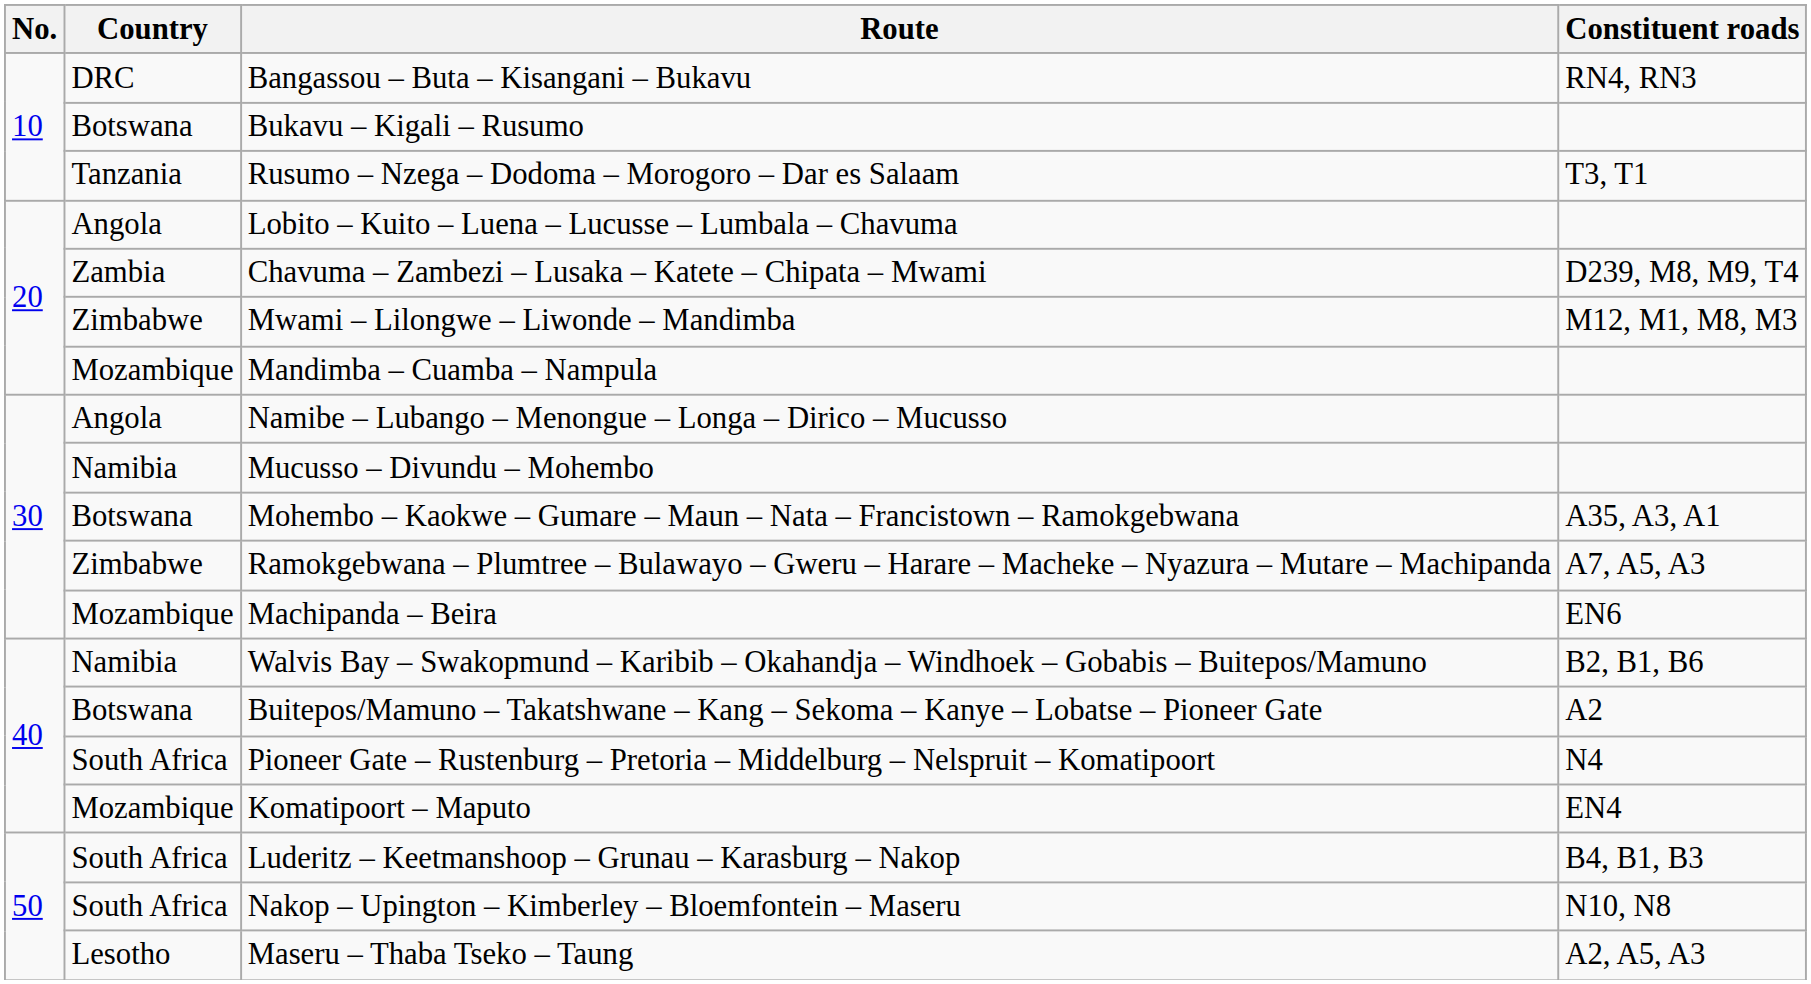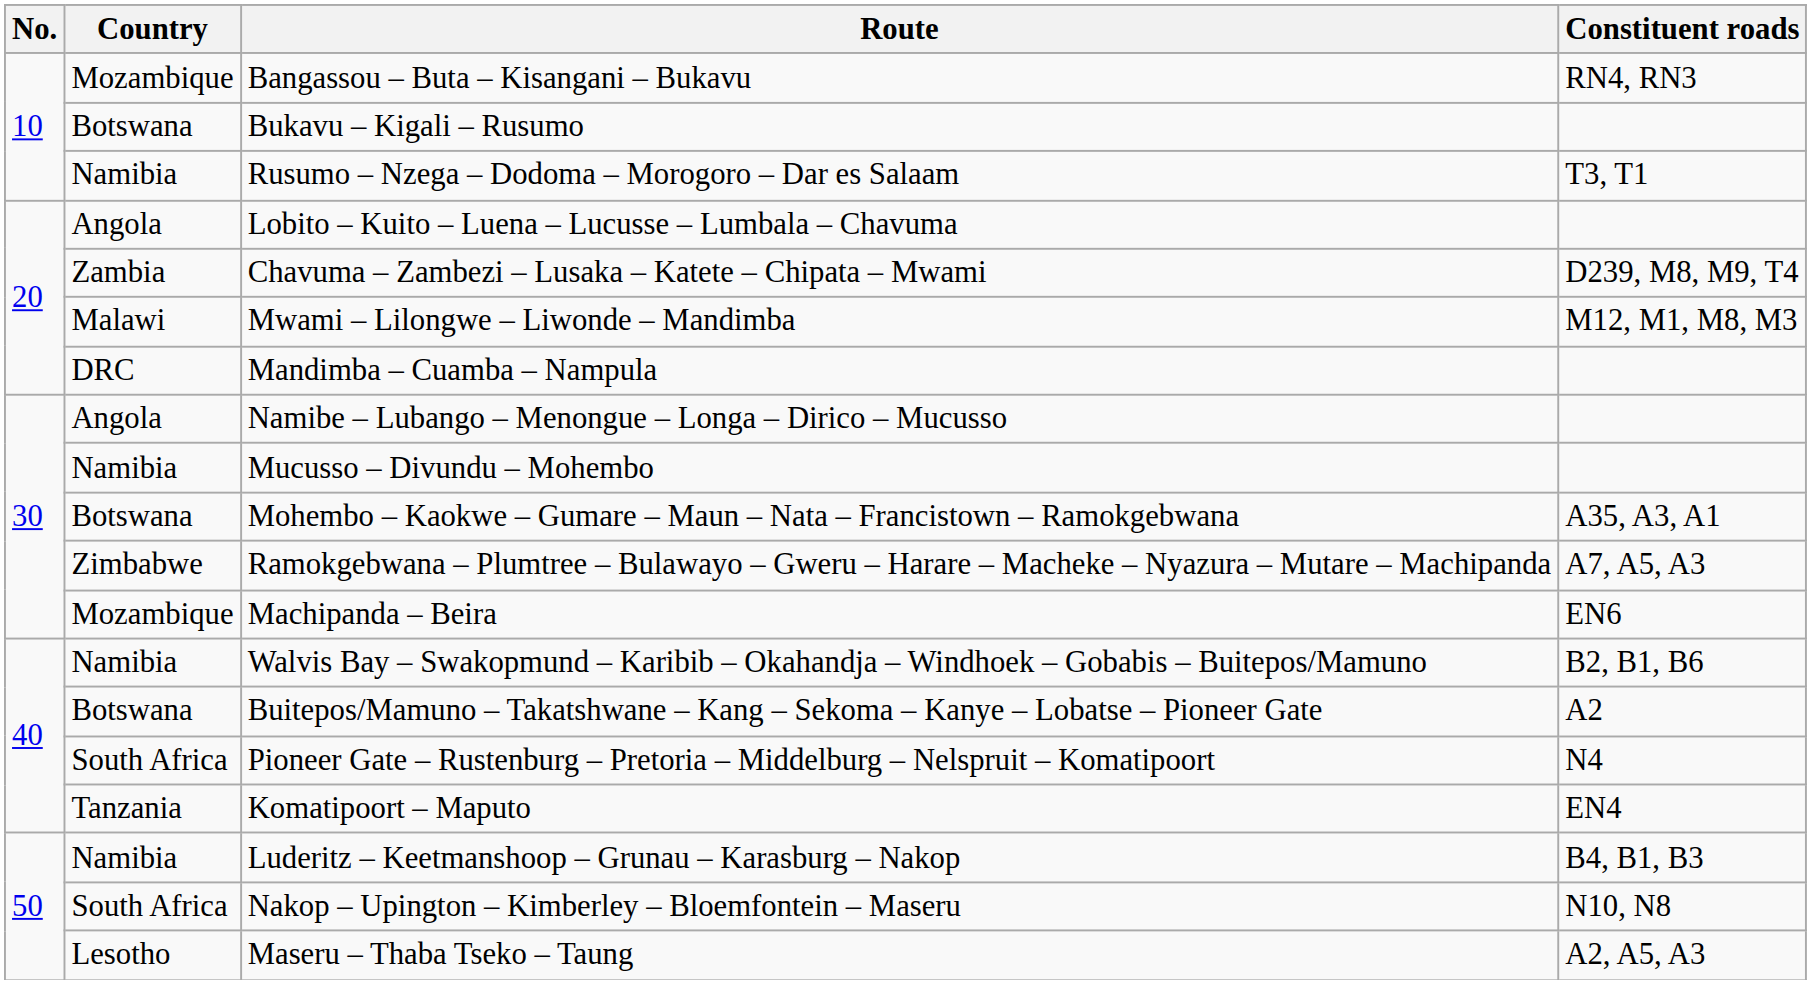(103, 77) DRC -> (152, 77) Mozambique
(127, 175) Tanzania -> (124, 175) Namibia
(137, 321) Zimbabwe -> (118, 321) Malawi
(152, 369) Mozambique -> (103, 369) DRC
(152, 808) Mozambique -> (127, 808) Tanzania
(150, 857) South Africa -> (124, 857) Namibia
